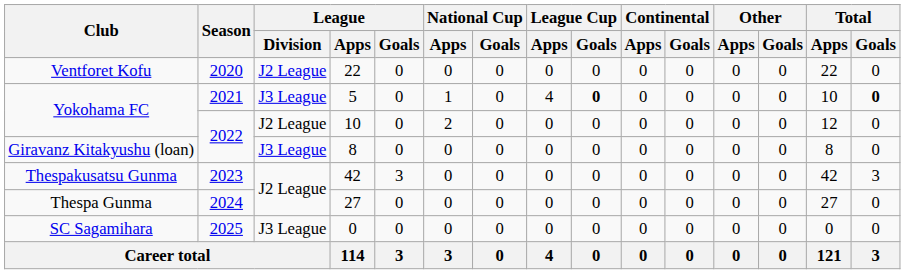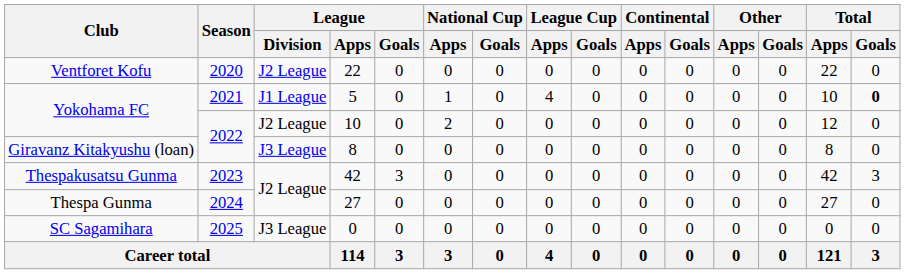(292, 96) J3 League -> (292, 96) J1 League
(596, 96) bold -> (596, 96) normal
